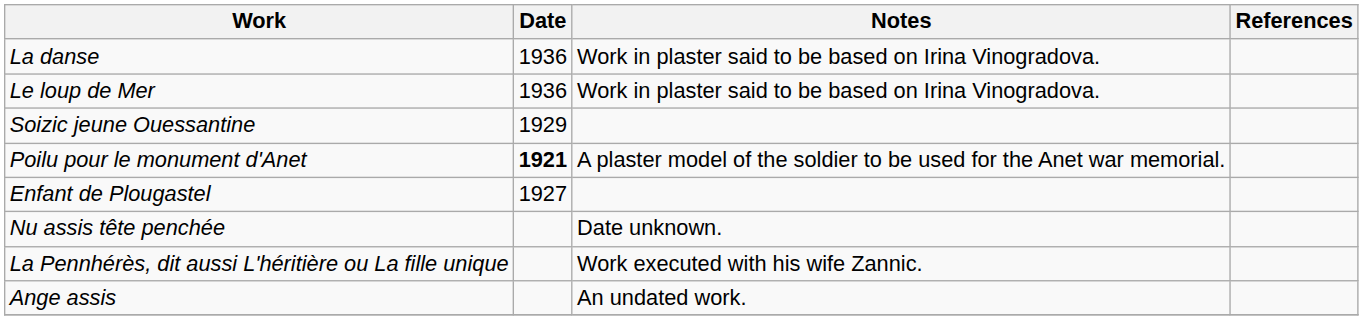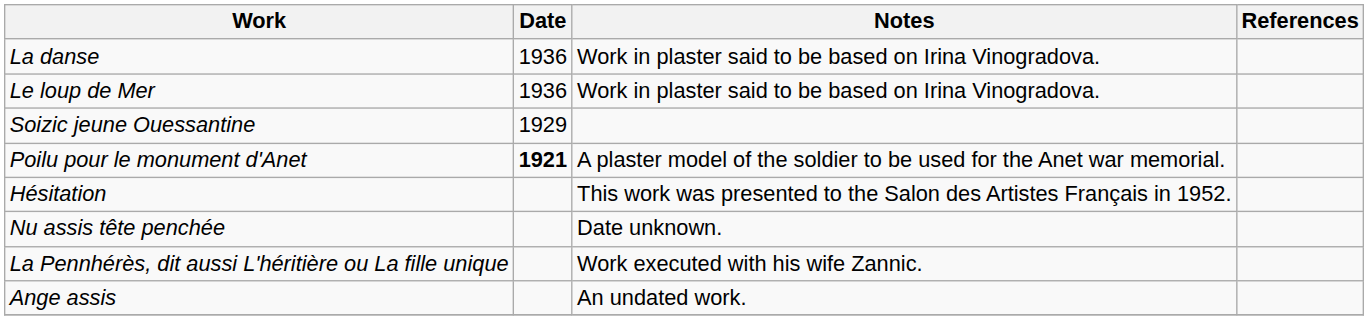+ row: (58, 194)
- row: (110, 194)
